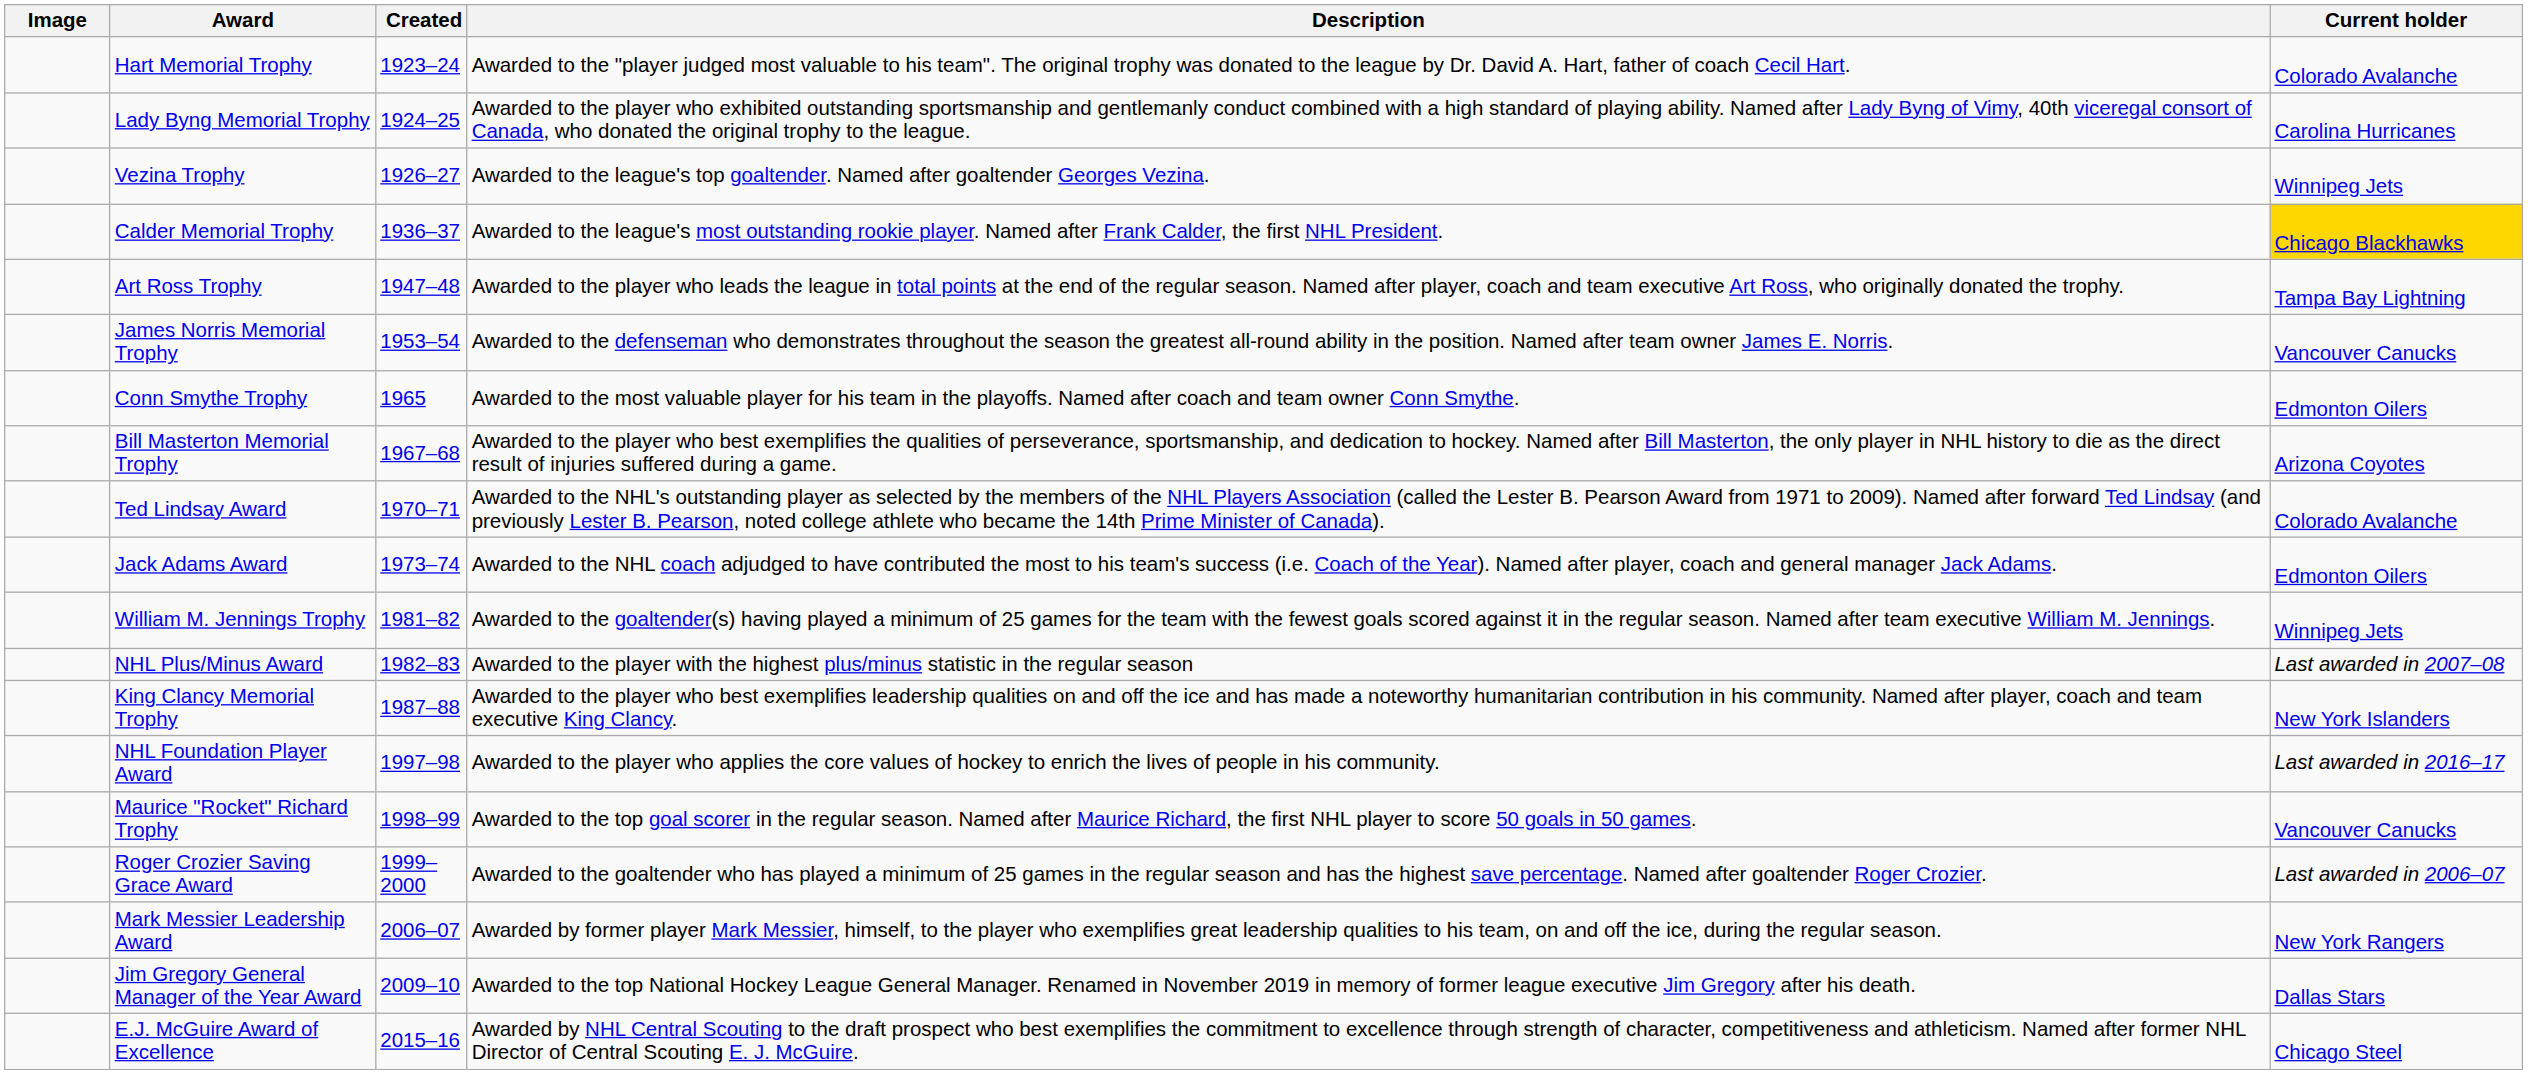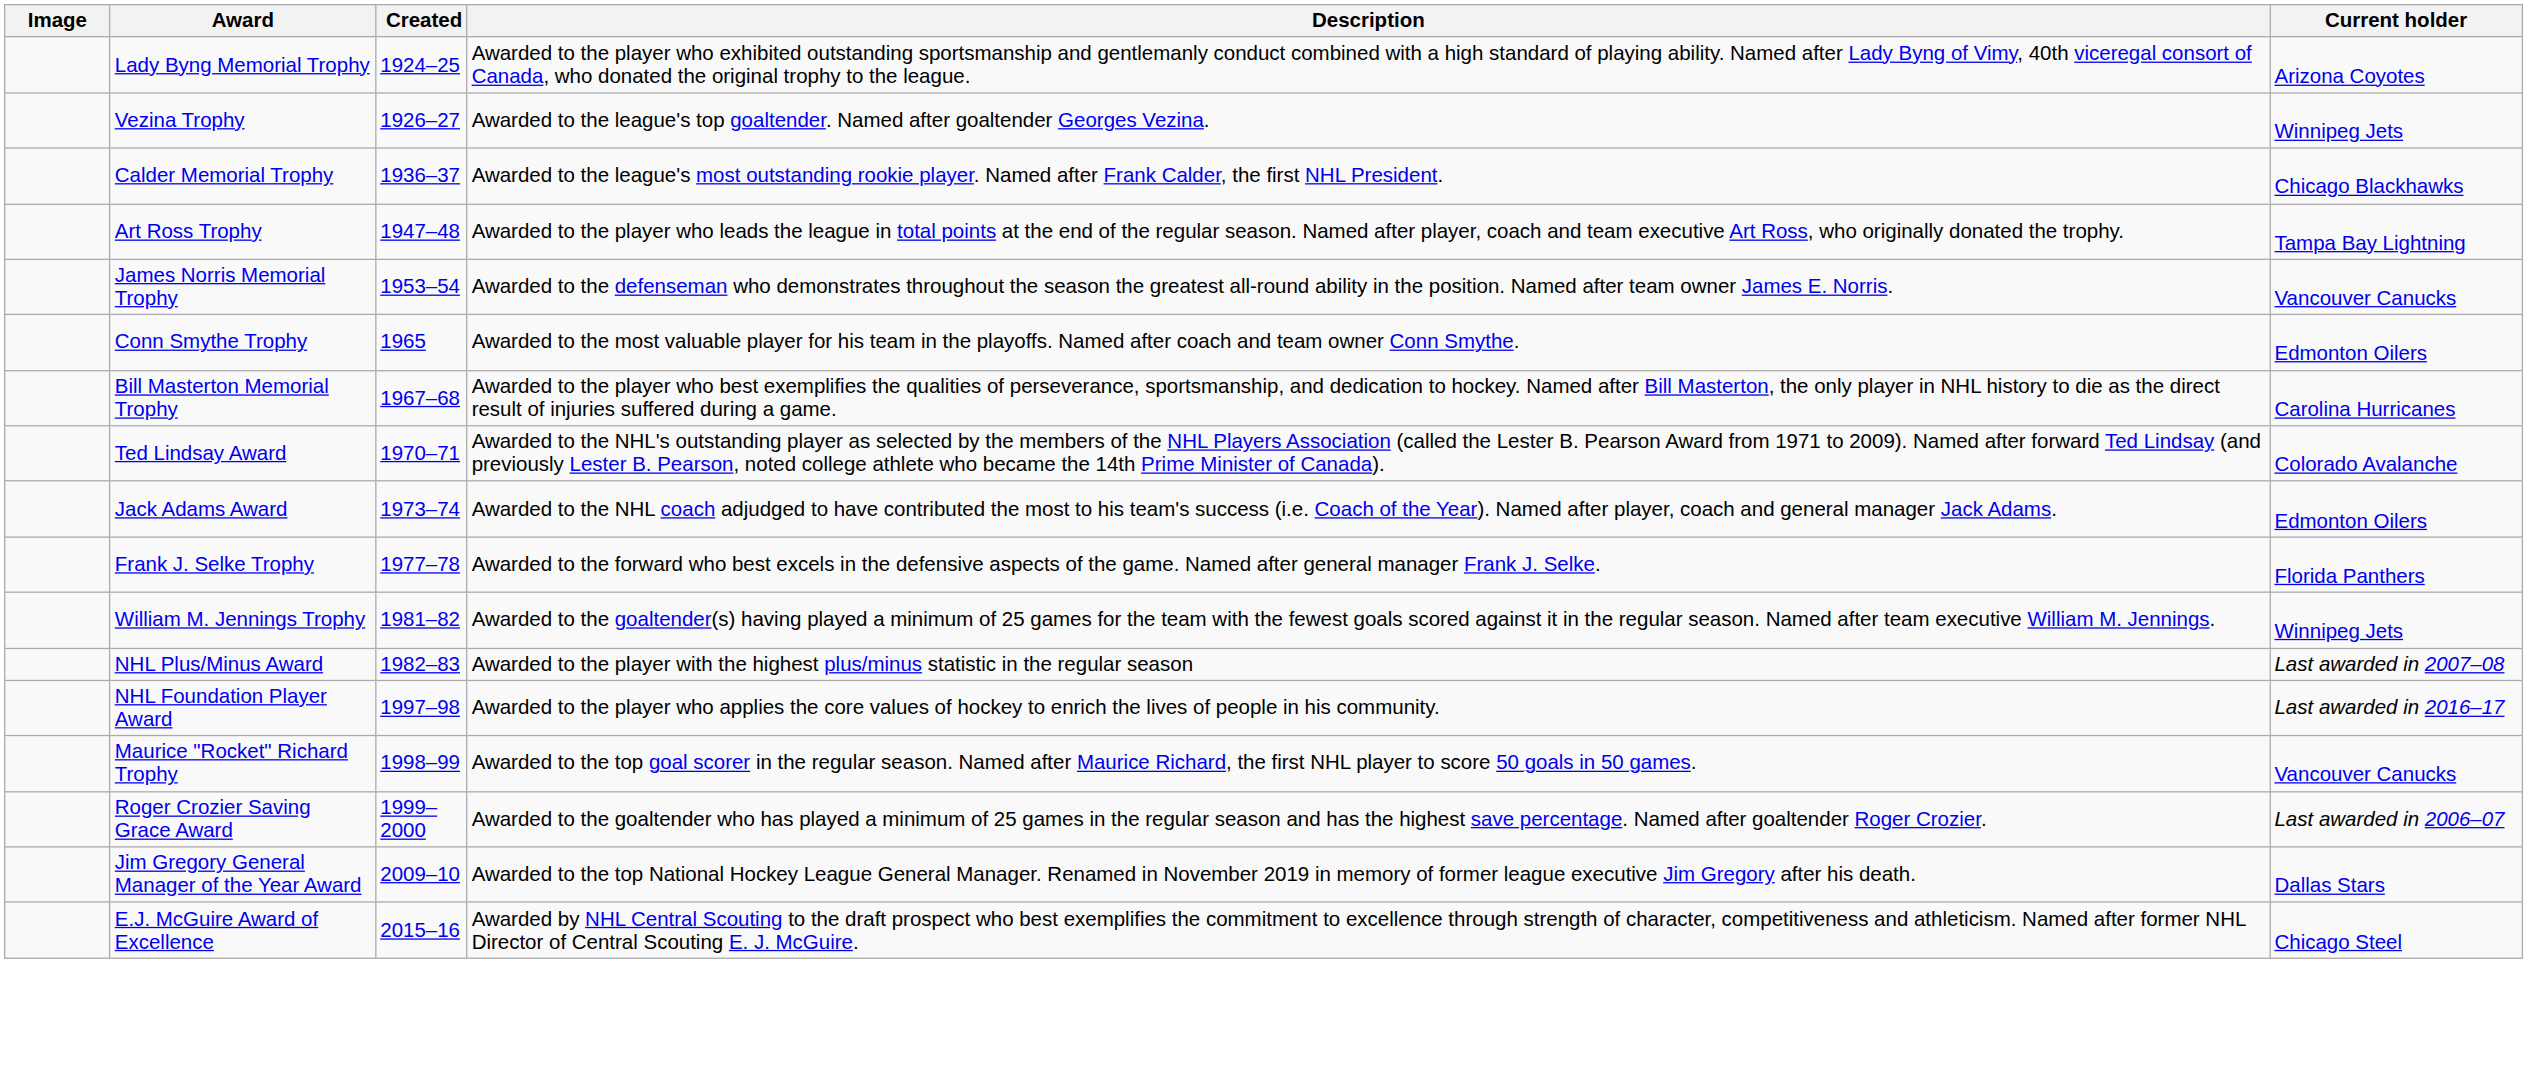- row: (213, 64)
(2365, 131) Carolina Hurricanes -> (2350, 76) Arizona Coyotes
(2369, 242) gold background -> (2369, 187) no background
(2350, 464) Arizona Coyotes -> (2365, 409) Carolina Hurricanes
+ row: (214, 564)
- row: (214, 707)
- row: (230, 930)
